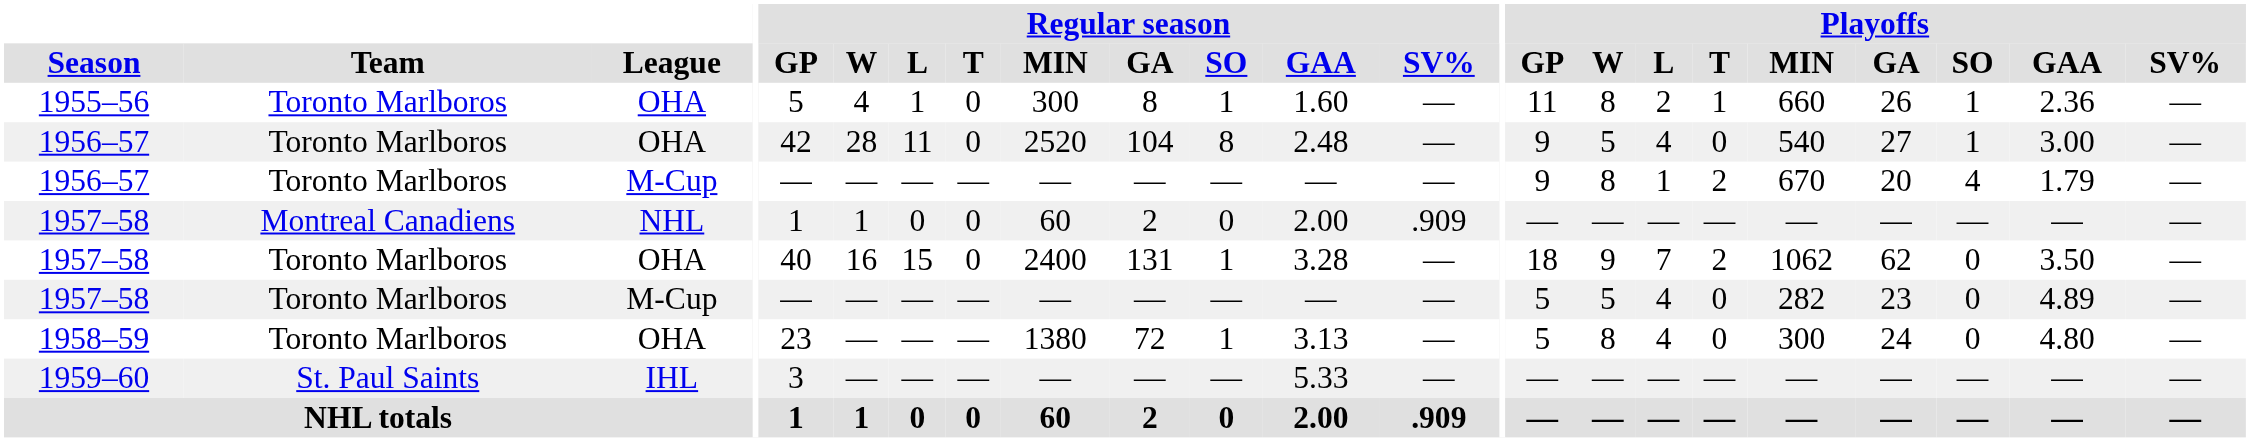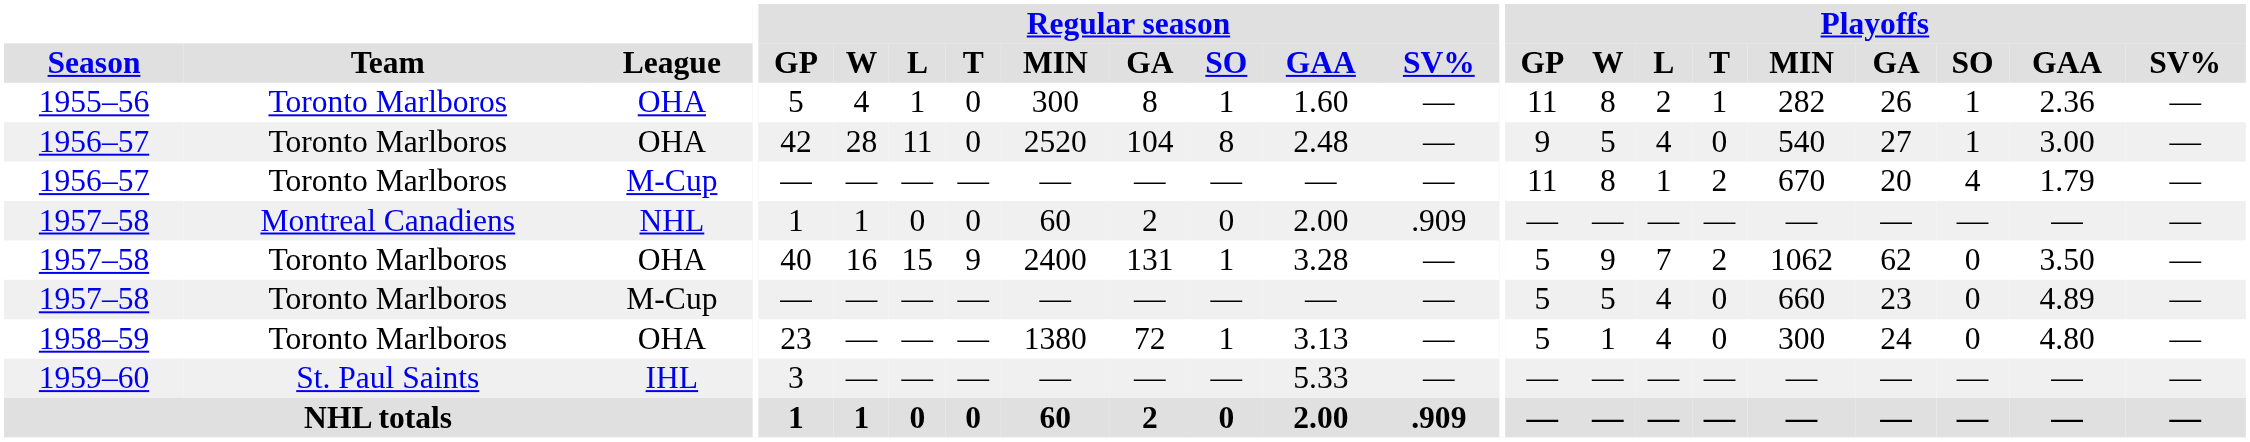(1802, 102) 660 -> (1802, 102) 282
(1542, 180) 9 -> (1542, 180) 11
(973, 259) 0 -> (973, 259) 9
(1542, 259) 18 -> (1542, 259) 5
(1802, 299) 282 -> (1802, 299) 660
(1608, 338) 8 -> (1608, 338) 1
